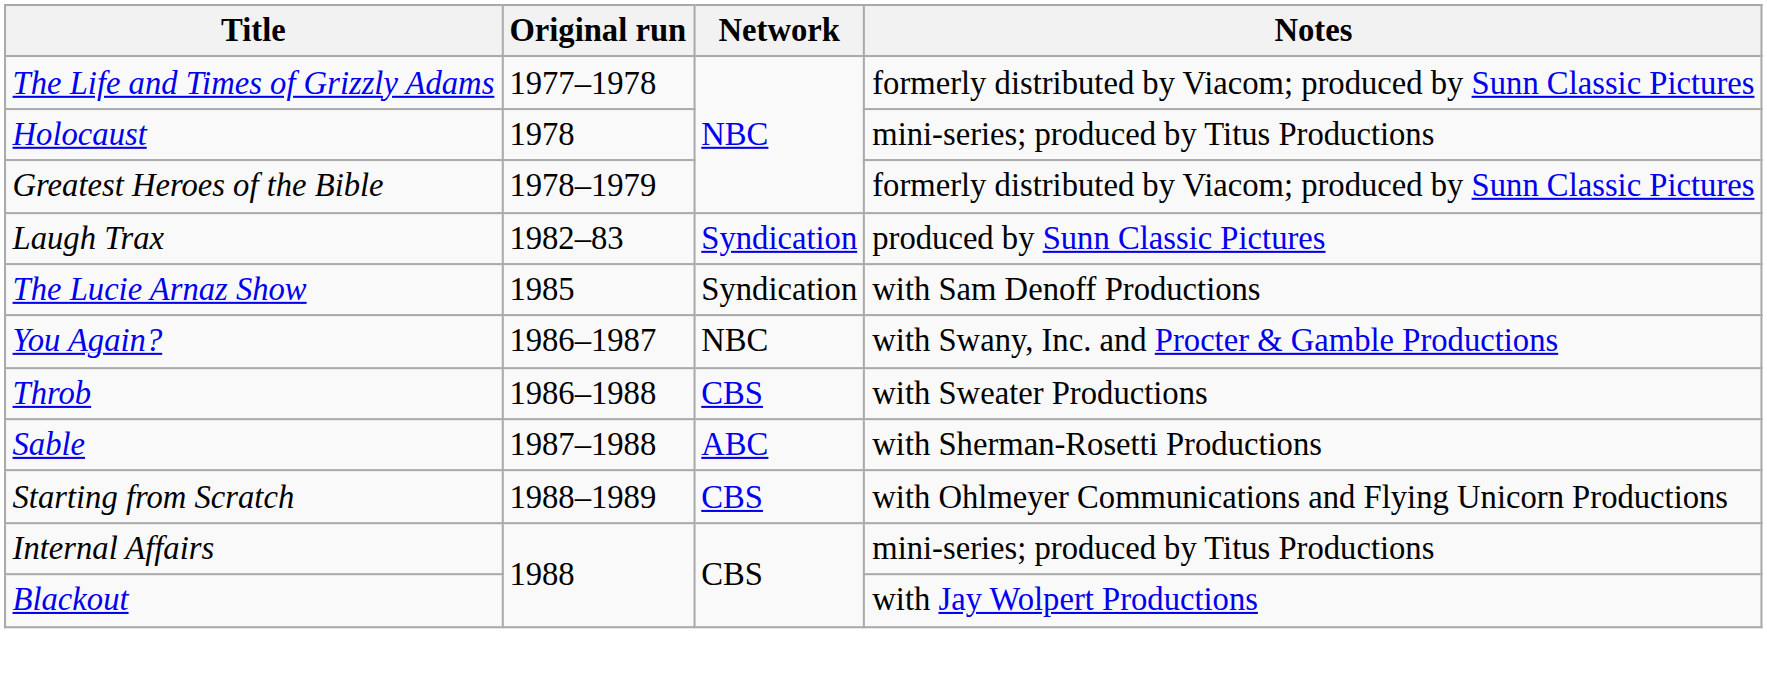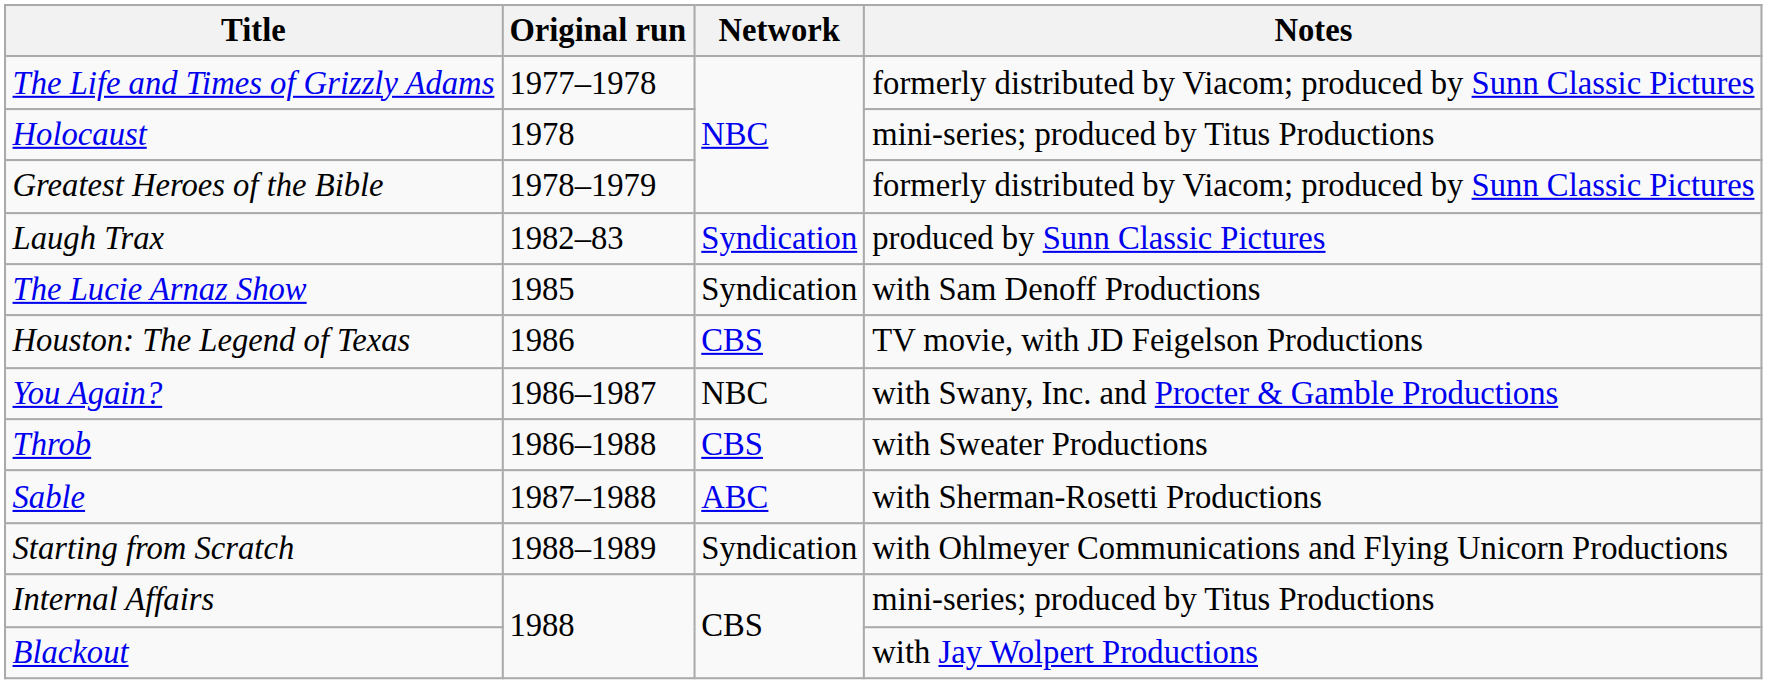+ row: (211, 340)
(732, 496) CBS -> (779, 548) Syndication
